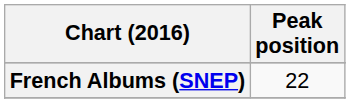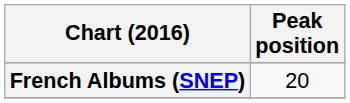(297, 80) 22 -> (297, 80) 20
